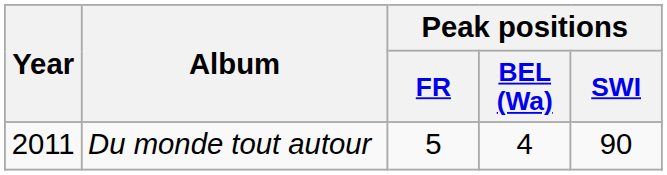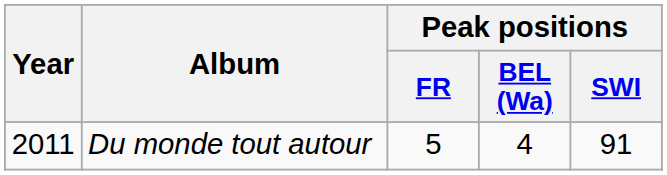(616, 145) 90 -> (616, 145) 91
